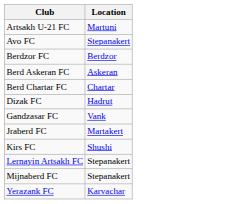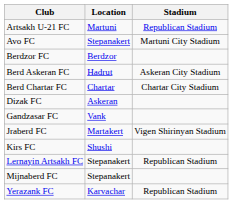+ column: (180, 12)
(102, 72) Askeran -> (100, 72) Hadrut
(100, 102) Hadrut -> (102, 102) Askeran
